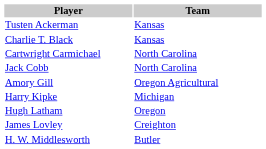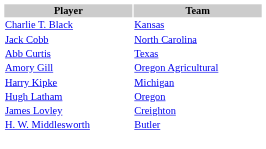- row: (42, 25)
- row: (53, 53)
+ row: (28, 53)
